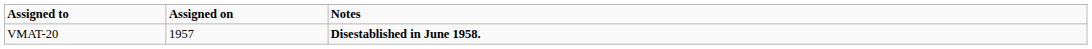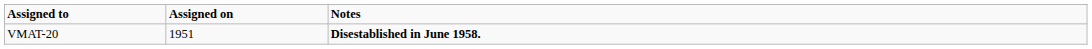(181, 34) 1957 -> (181, 34) 1951
